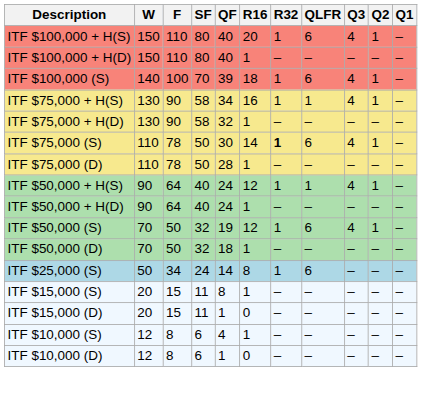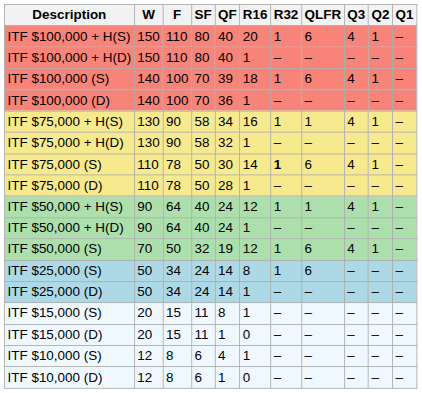+ row: (59, 100)
- row: (55, 249)
+ row: (55, 292)
